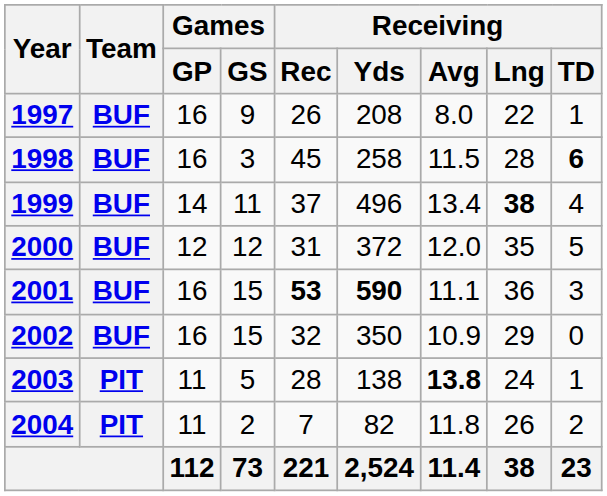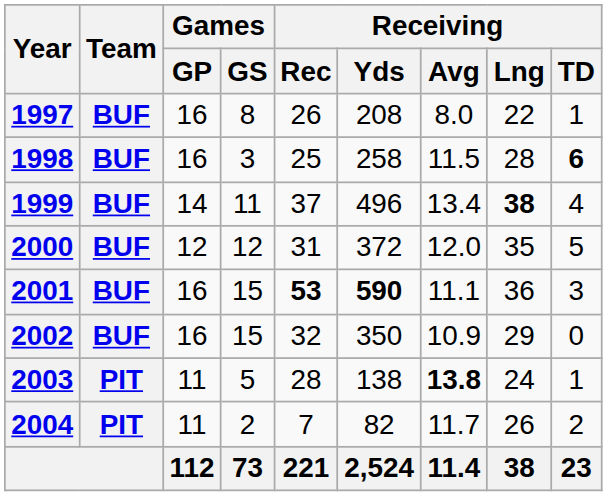(247, 114) 9 -> (247, 114) 8
(306, 159) 45 -> (306, 159) 25
(454, 423) 11.8 -> (454, 423) 11.7
